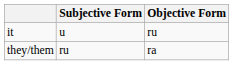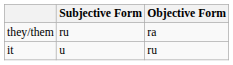rows swapped: (10, 32) <-> (30, 50)
